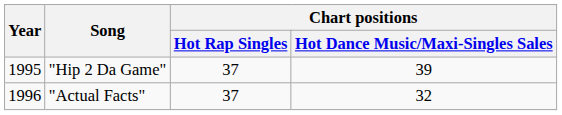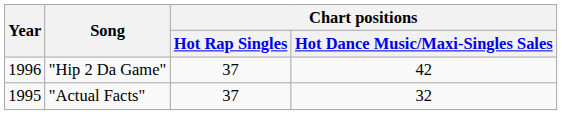(25, 69) 1995 -> (25, 69) 1996
(424, 69) 39 -> (424, 69) 42
(25, 95) 1996 -> (25, 95) 1995
